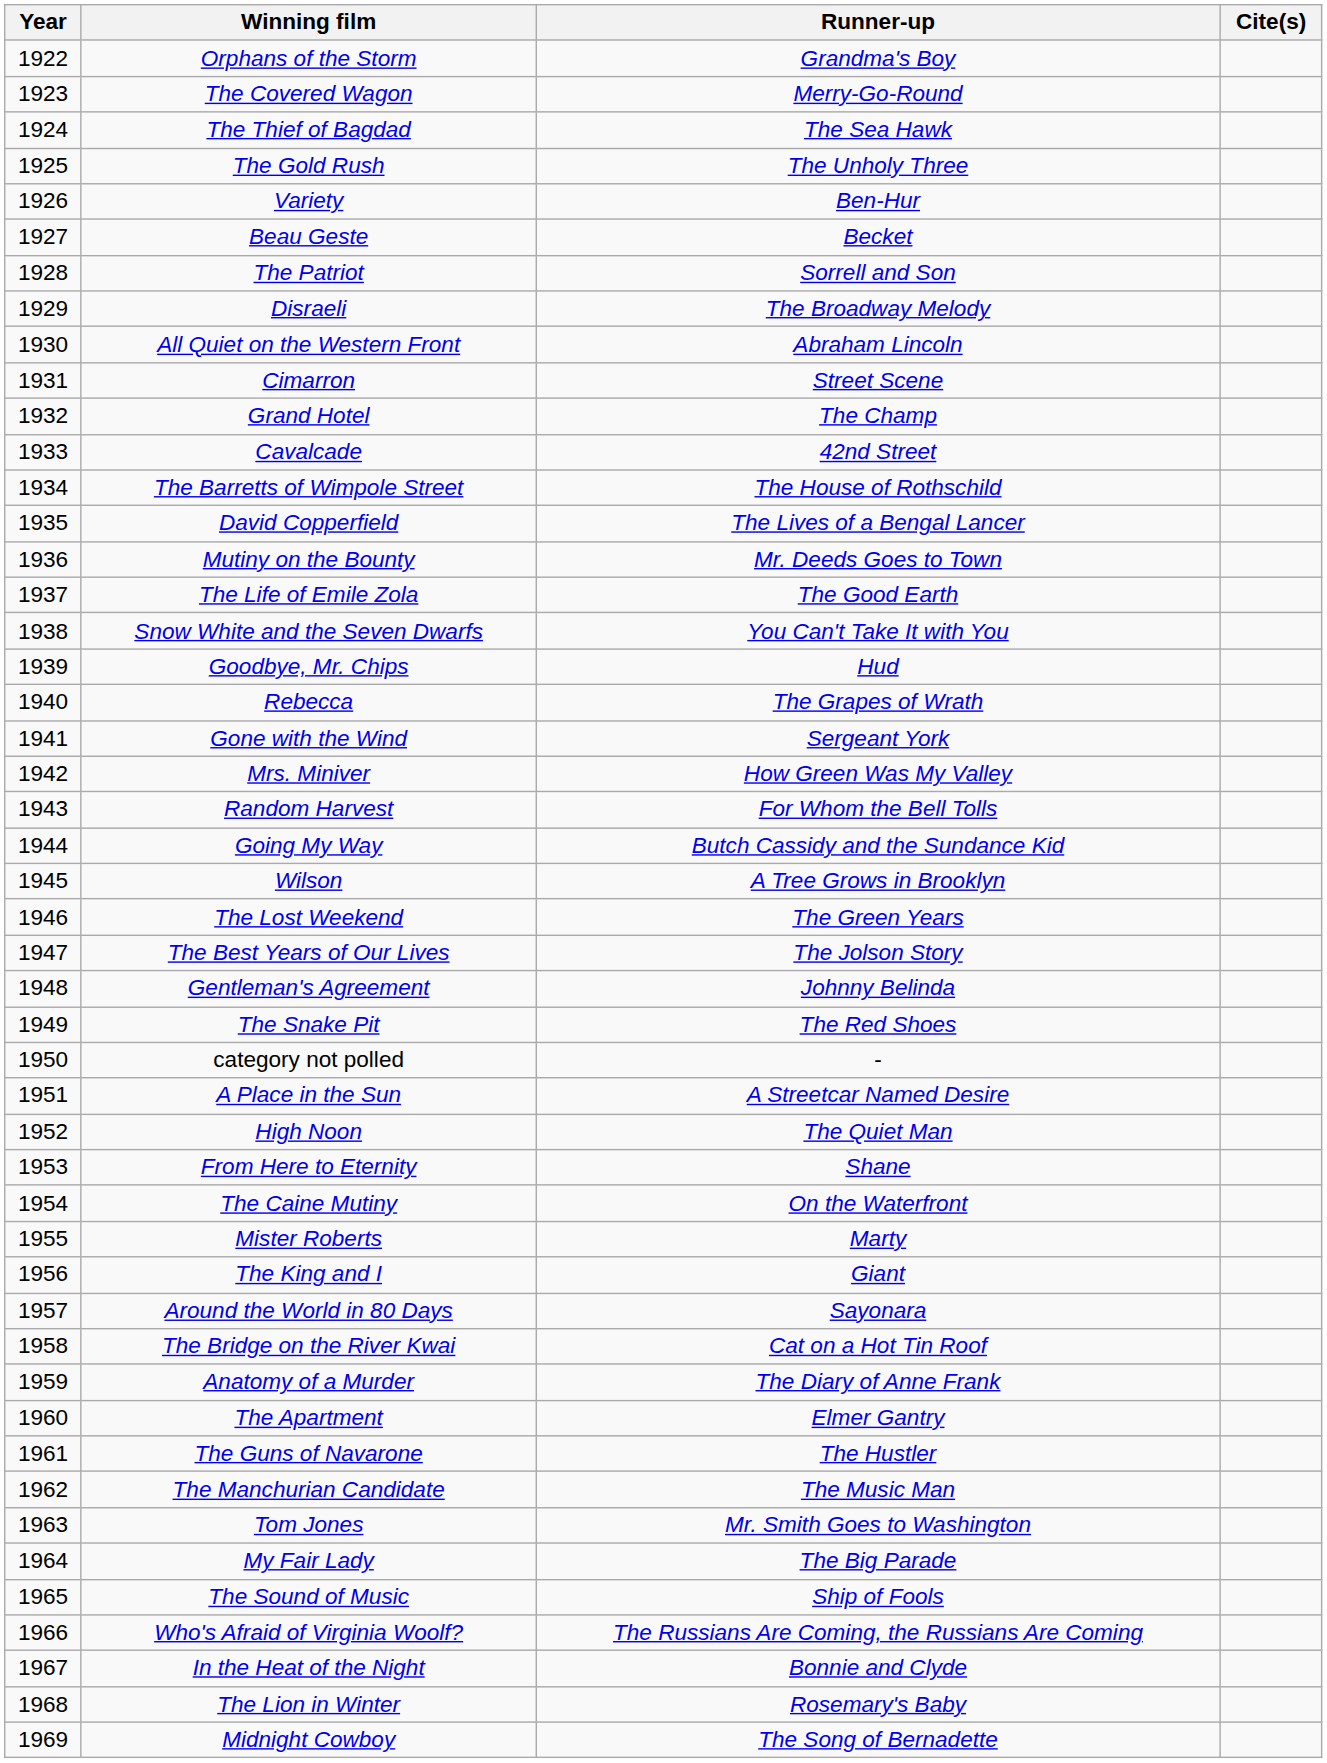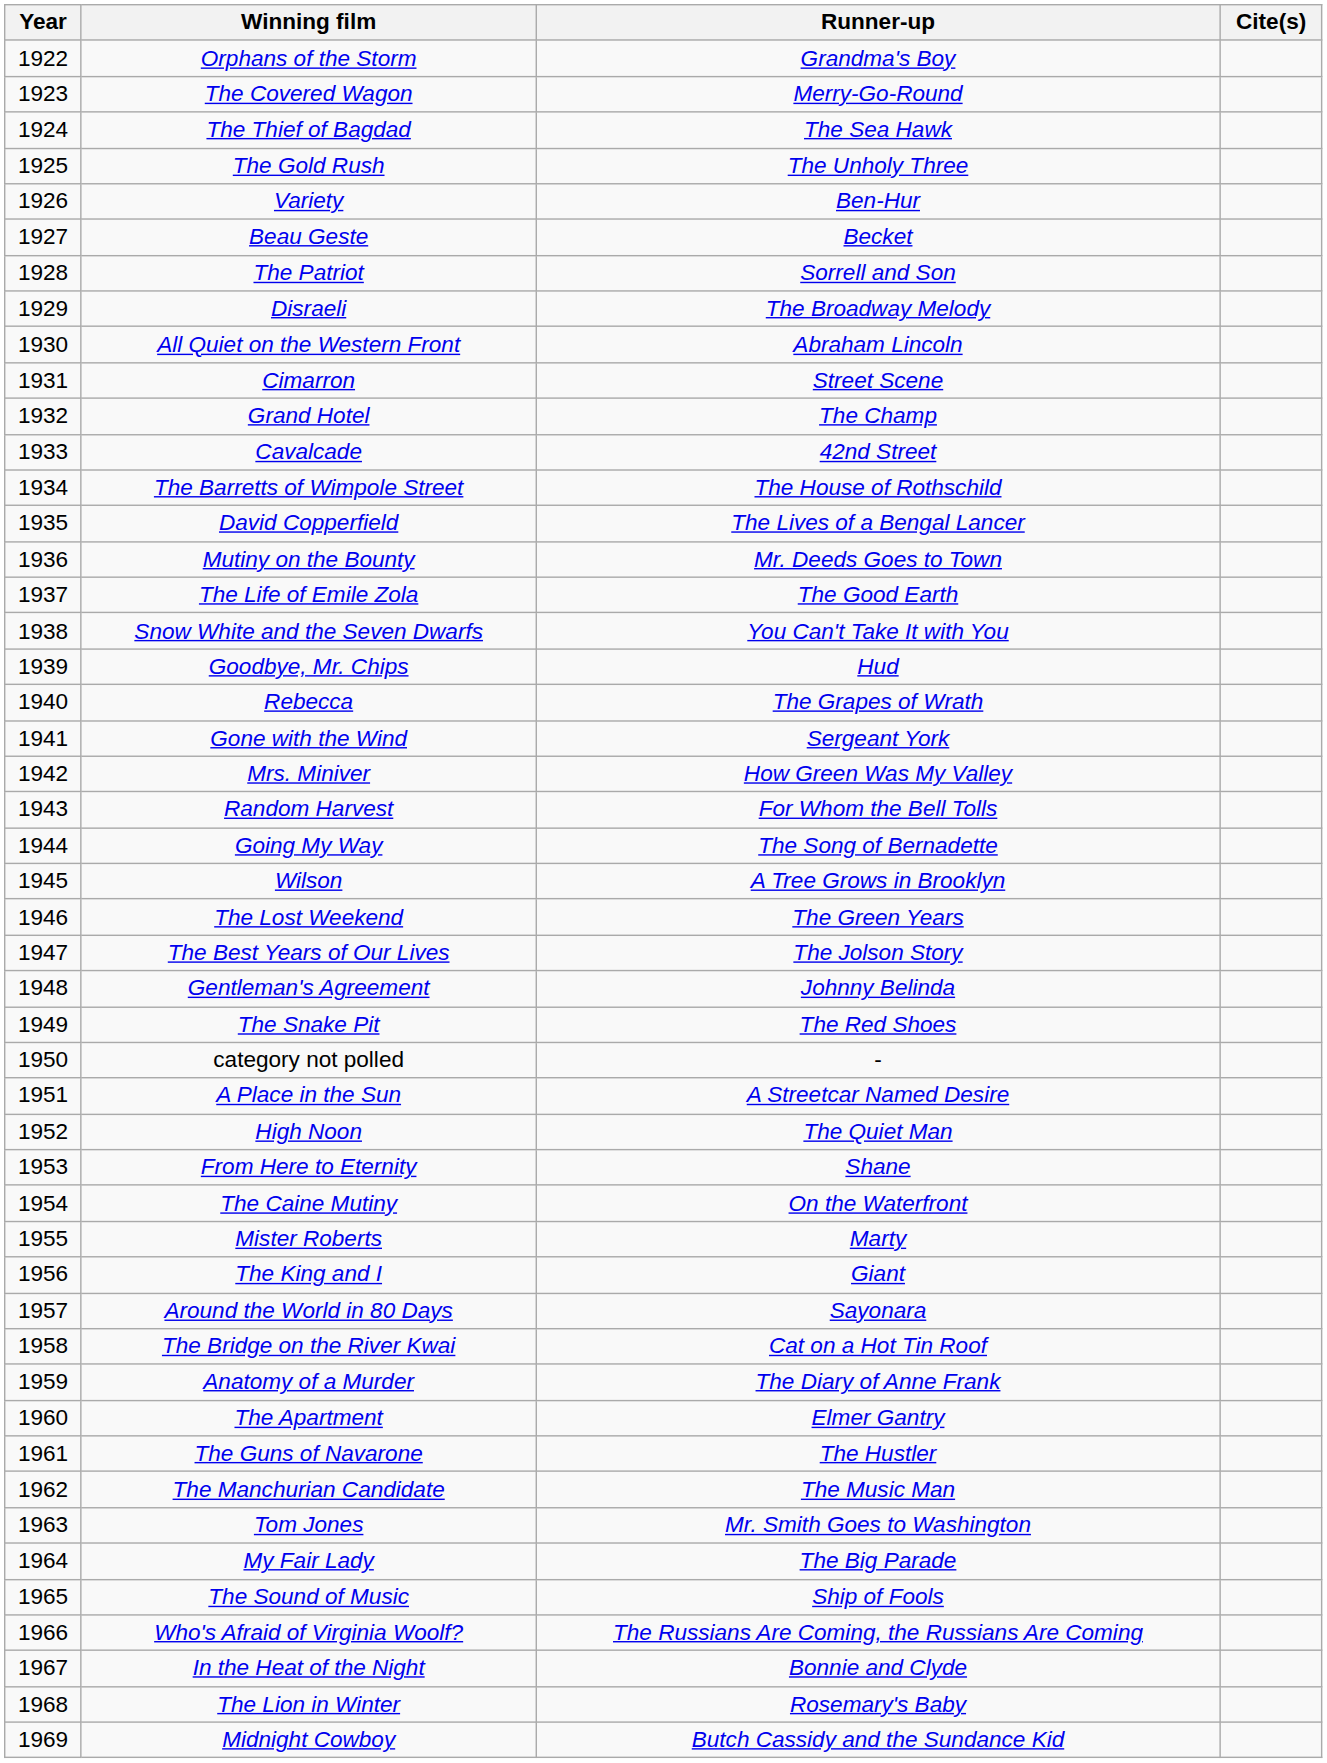(878, 845) Butch Cassidy and the Sundance Kid -> (878, 845) The Song of Bernadette
(878, 1739) The Song of Bernadette -> (878, 1739) Butch Cassidy and the Sundance Kid
